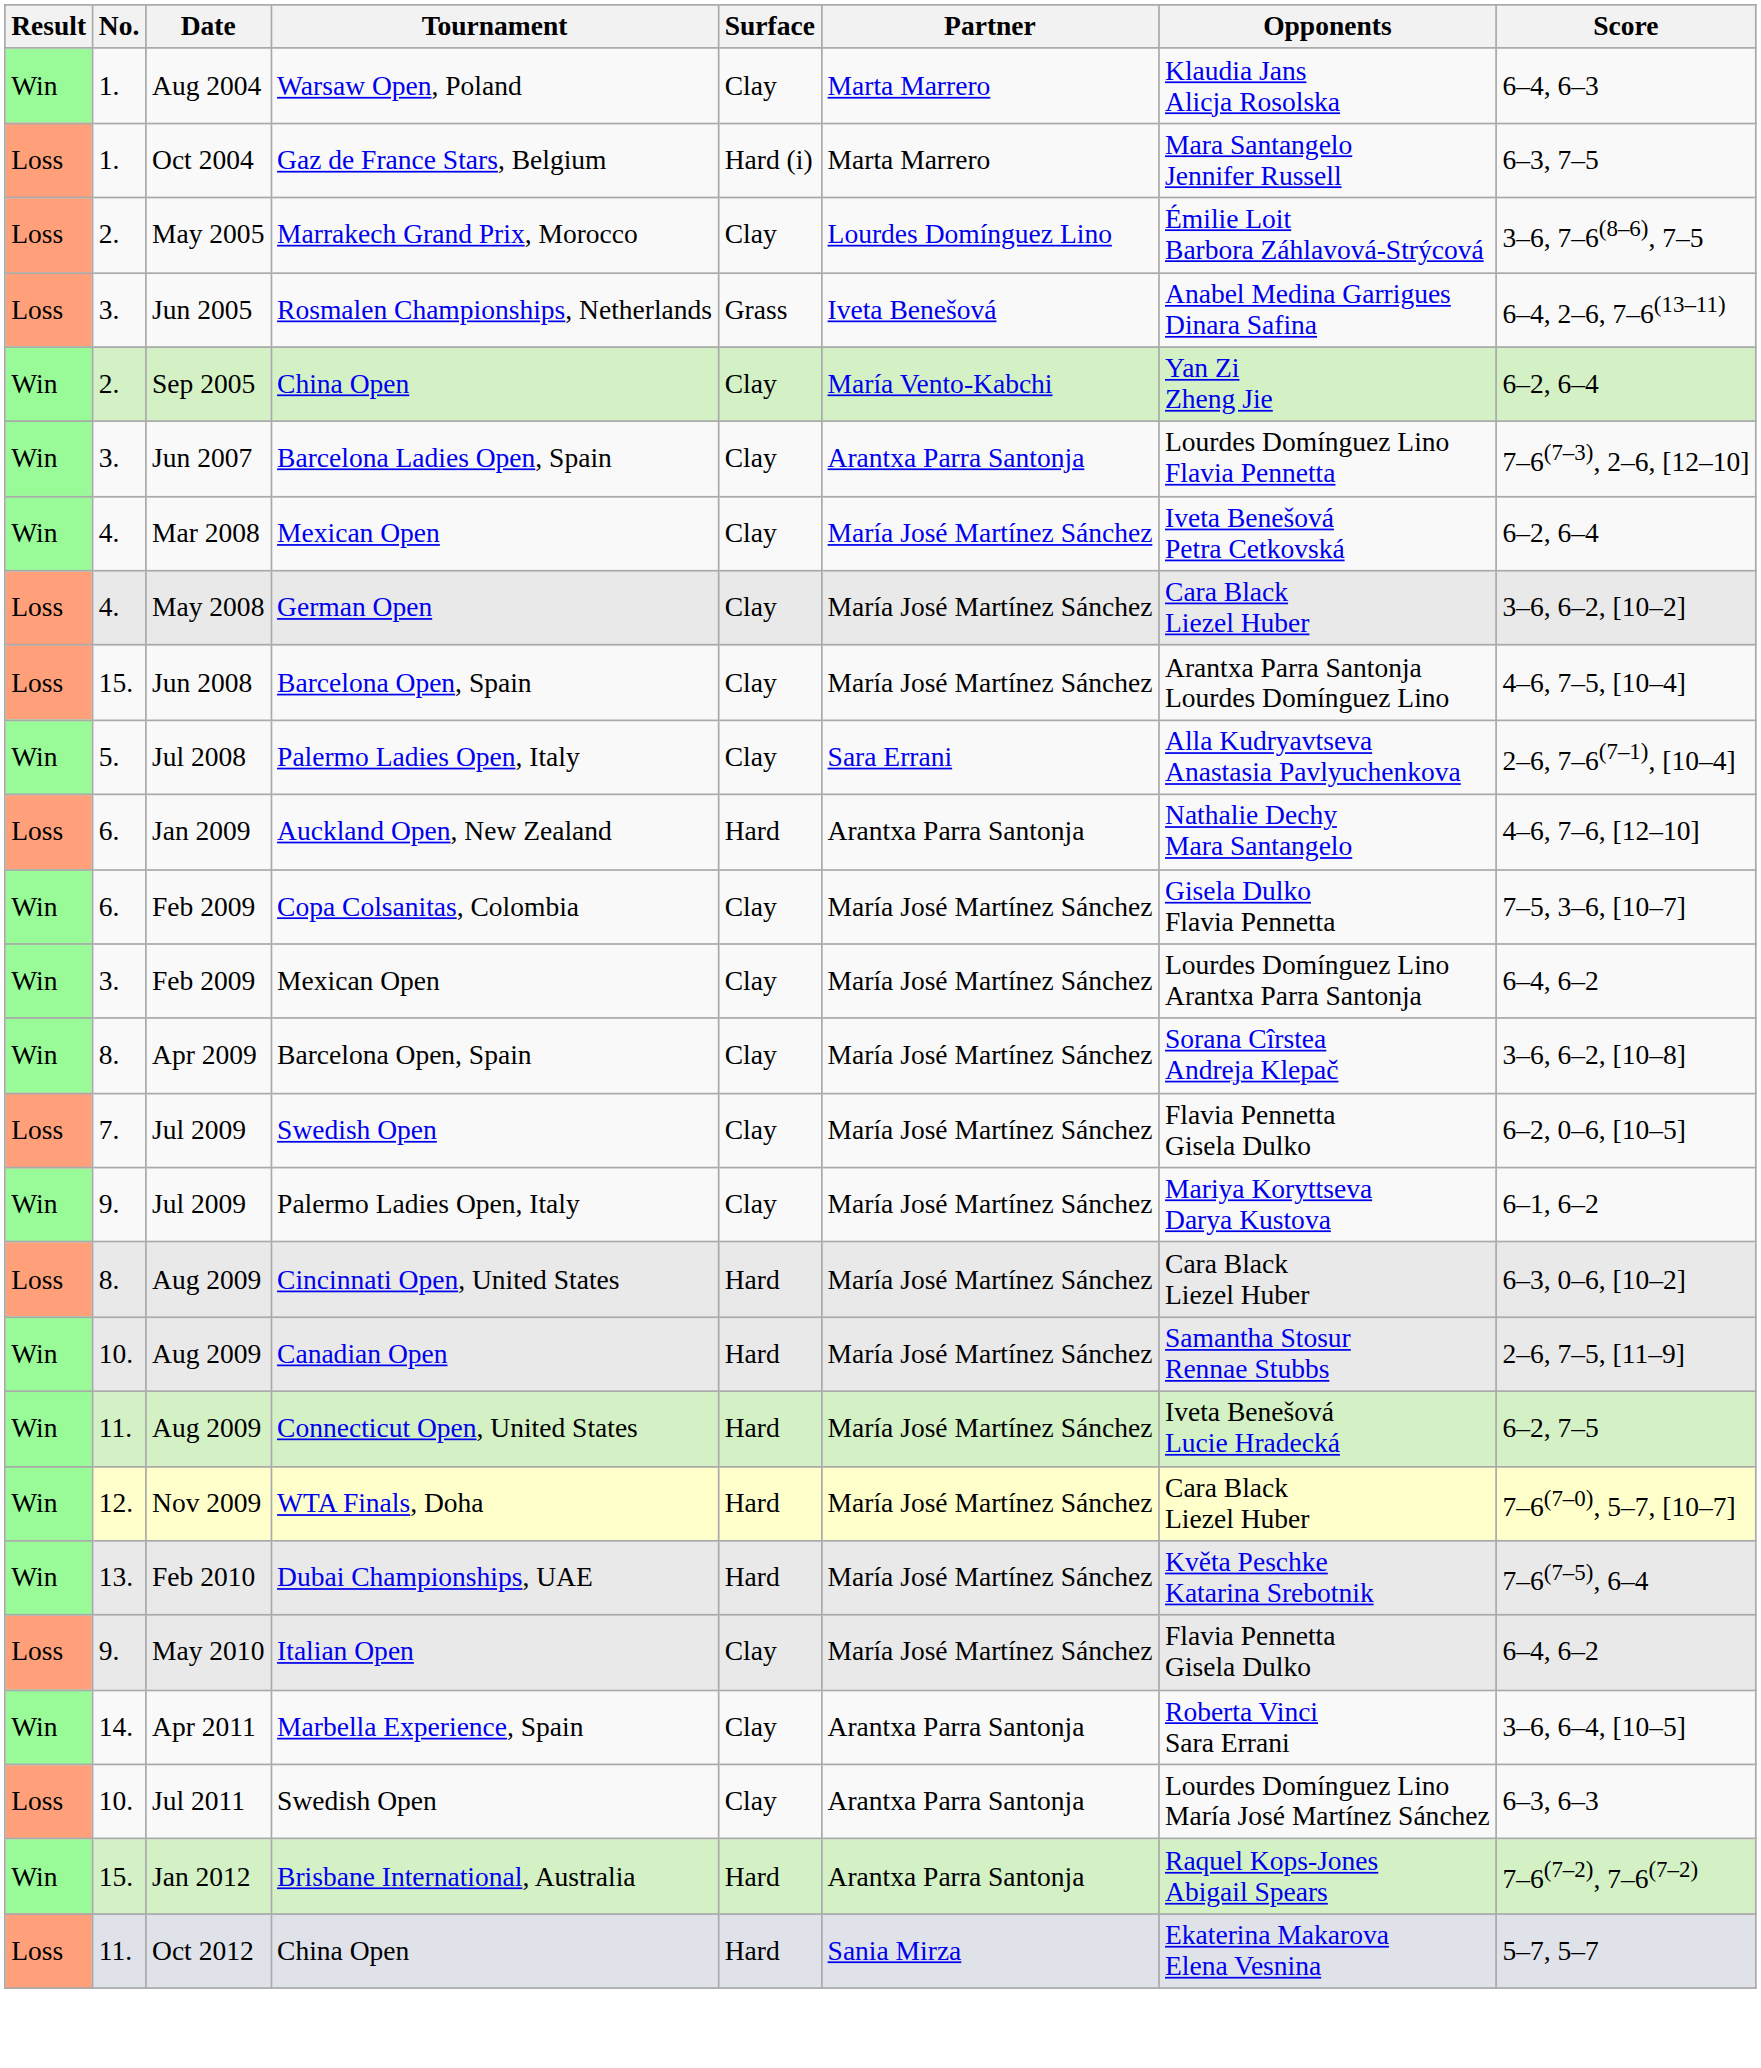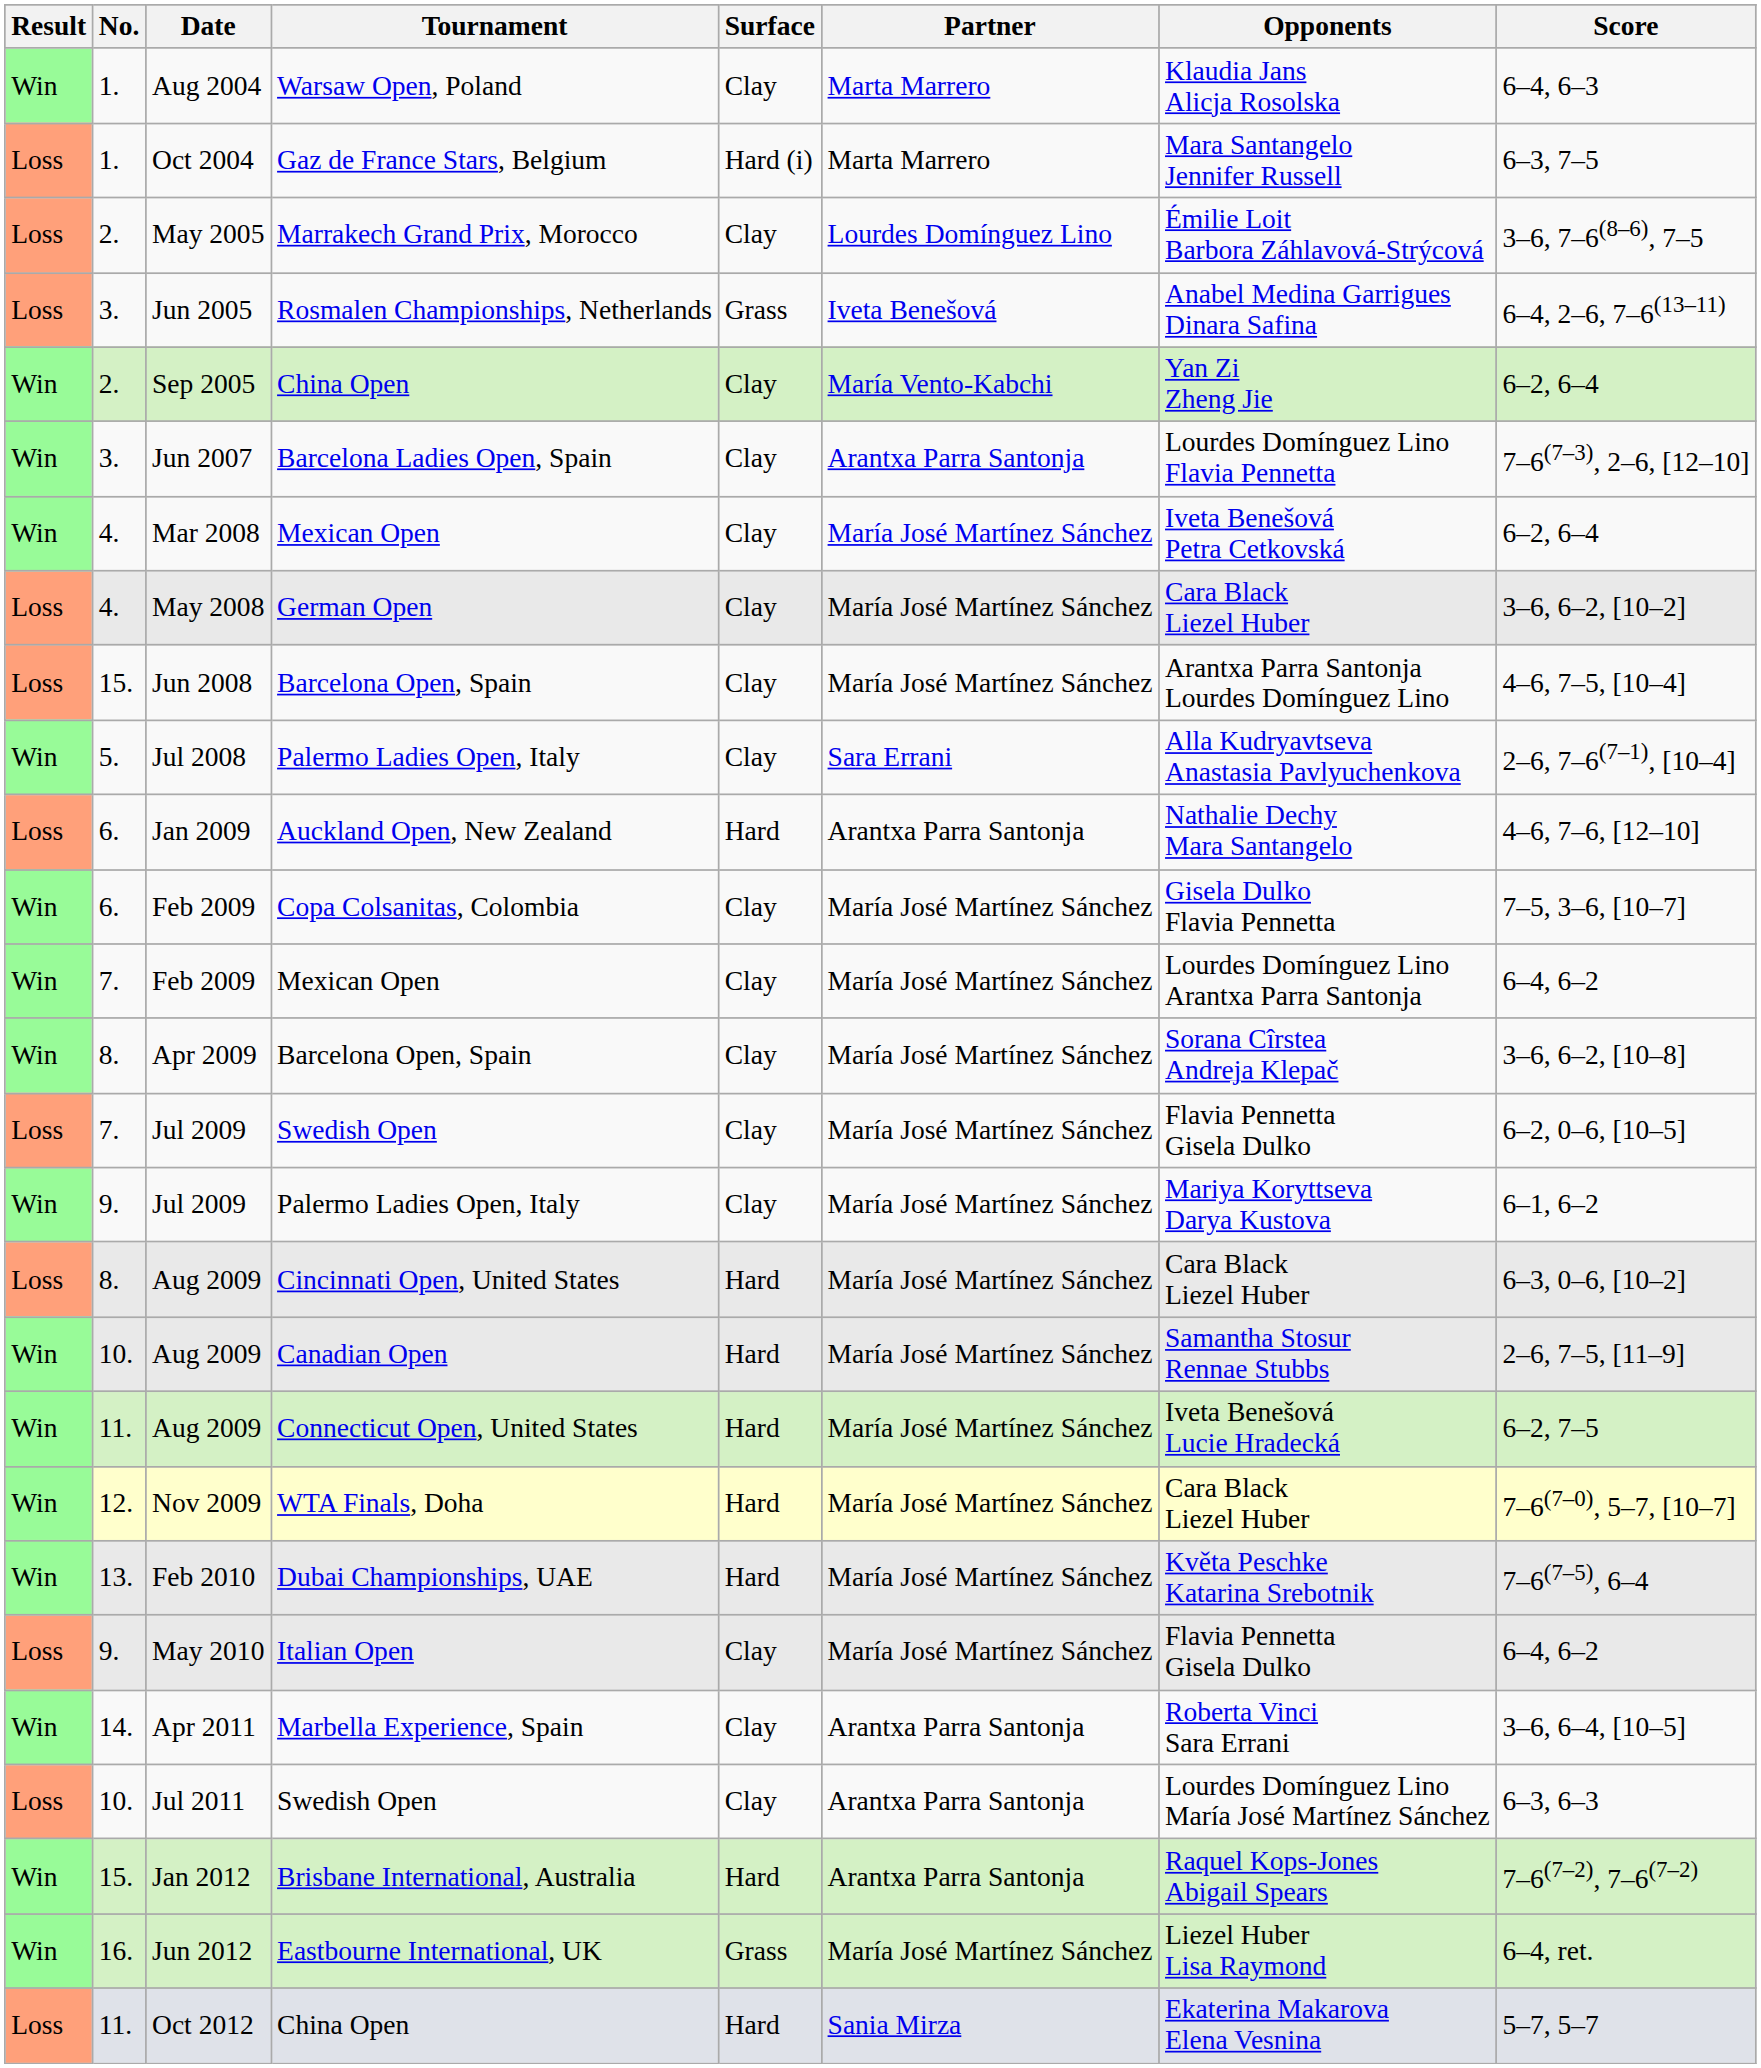(109, 980) 3. -> (109, 980) 7.
+ row: (202, 1950)
